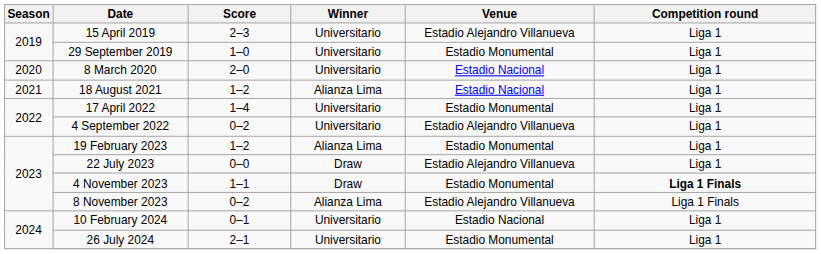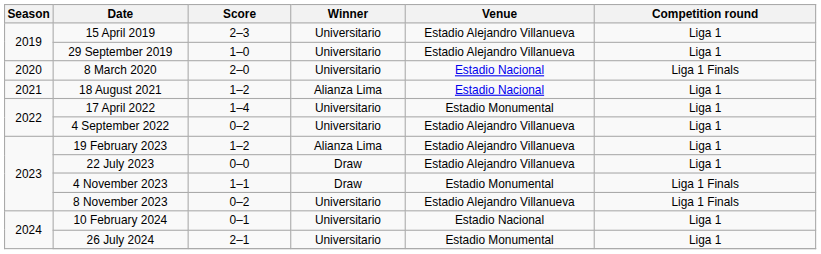(500, 51) Estadio Monumental -> (500, 51) Estadio Alejandro Villanueva
(705, 70) Liga 1 -> (705, 70) Liga 1 Finals
(500, 145) Estadio Monumental -> (500, 145) Estadio Alejandro Villanueva
(705, 183) bold -> (705, 183) normal
(348, 202) Alianza Lima -> (348, 202) Universitario
